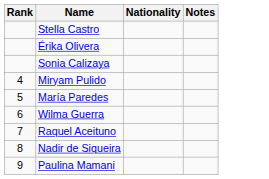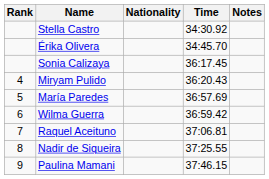+ column: (206, 13)
